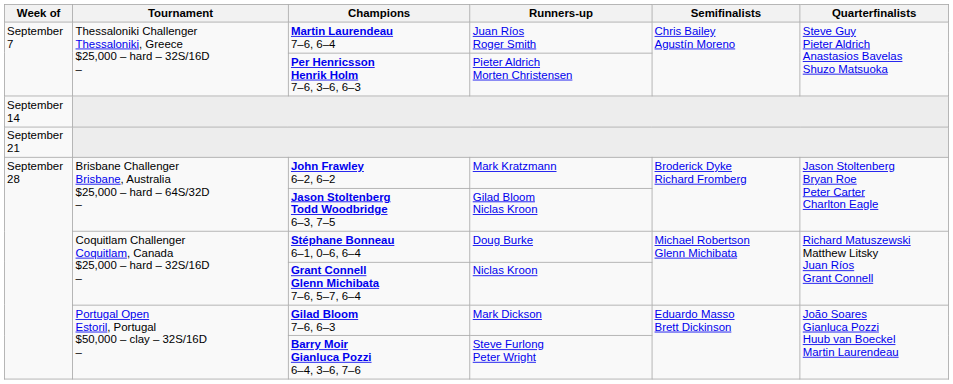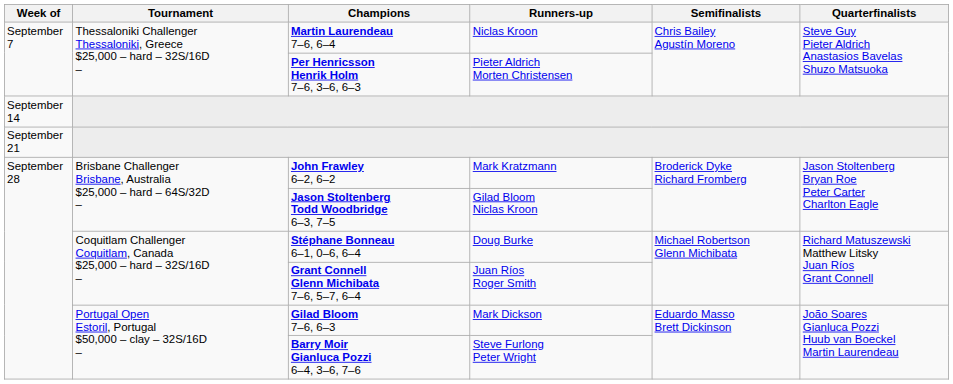(504, 37) Juan Ríos Roger Smith -> (505, 31) Niclas Kroon
(505, 270) Niclas Kroon -> (504, 277) Juan Ríos Roger Smith
